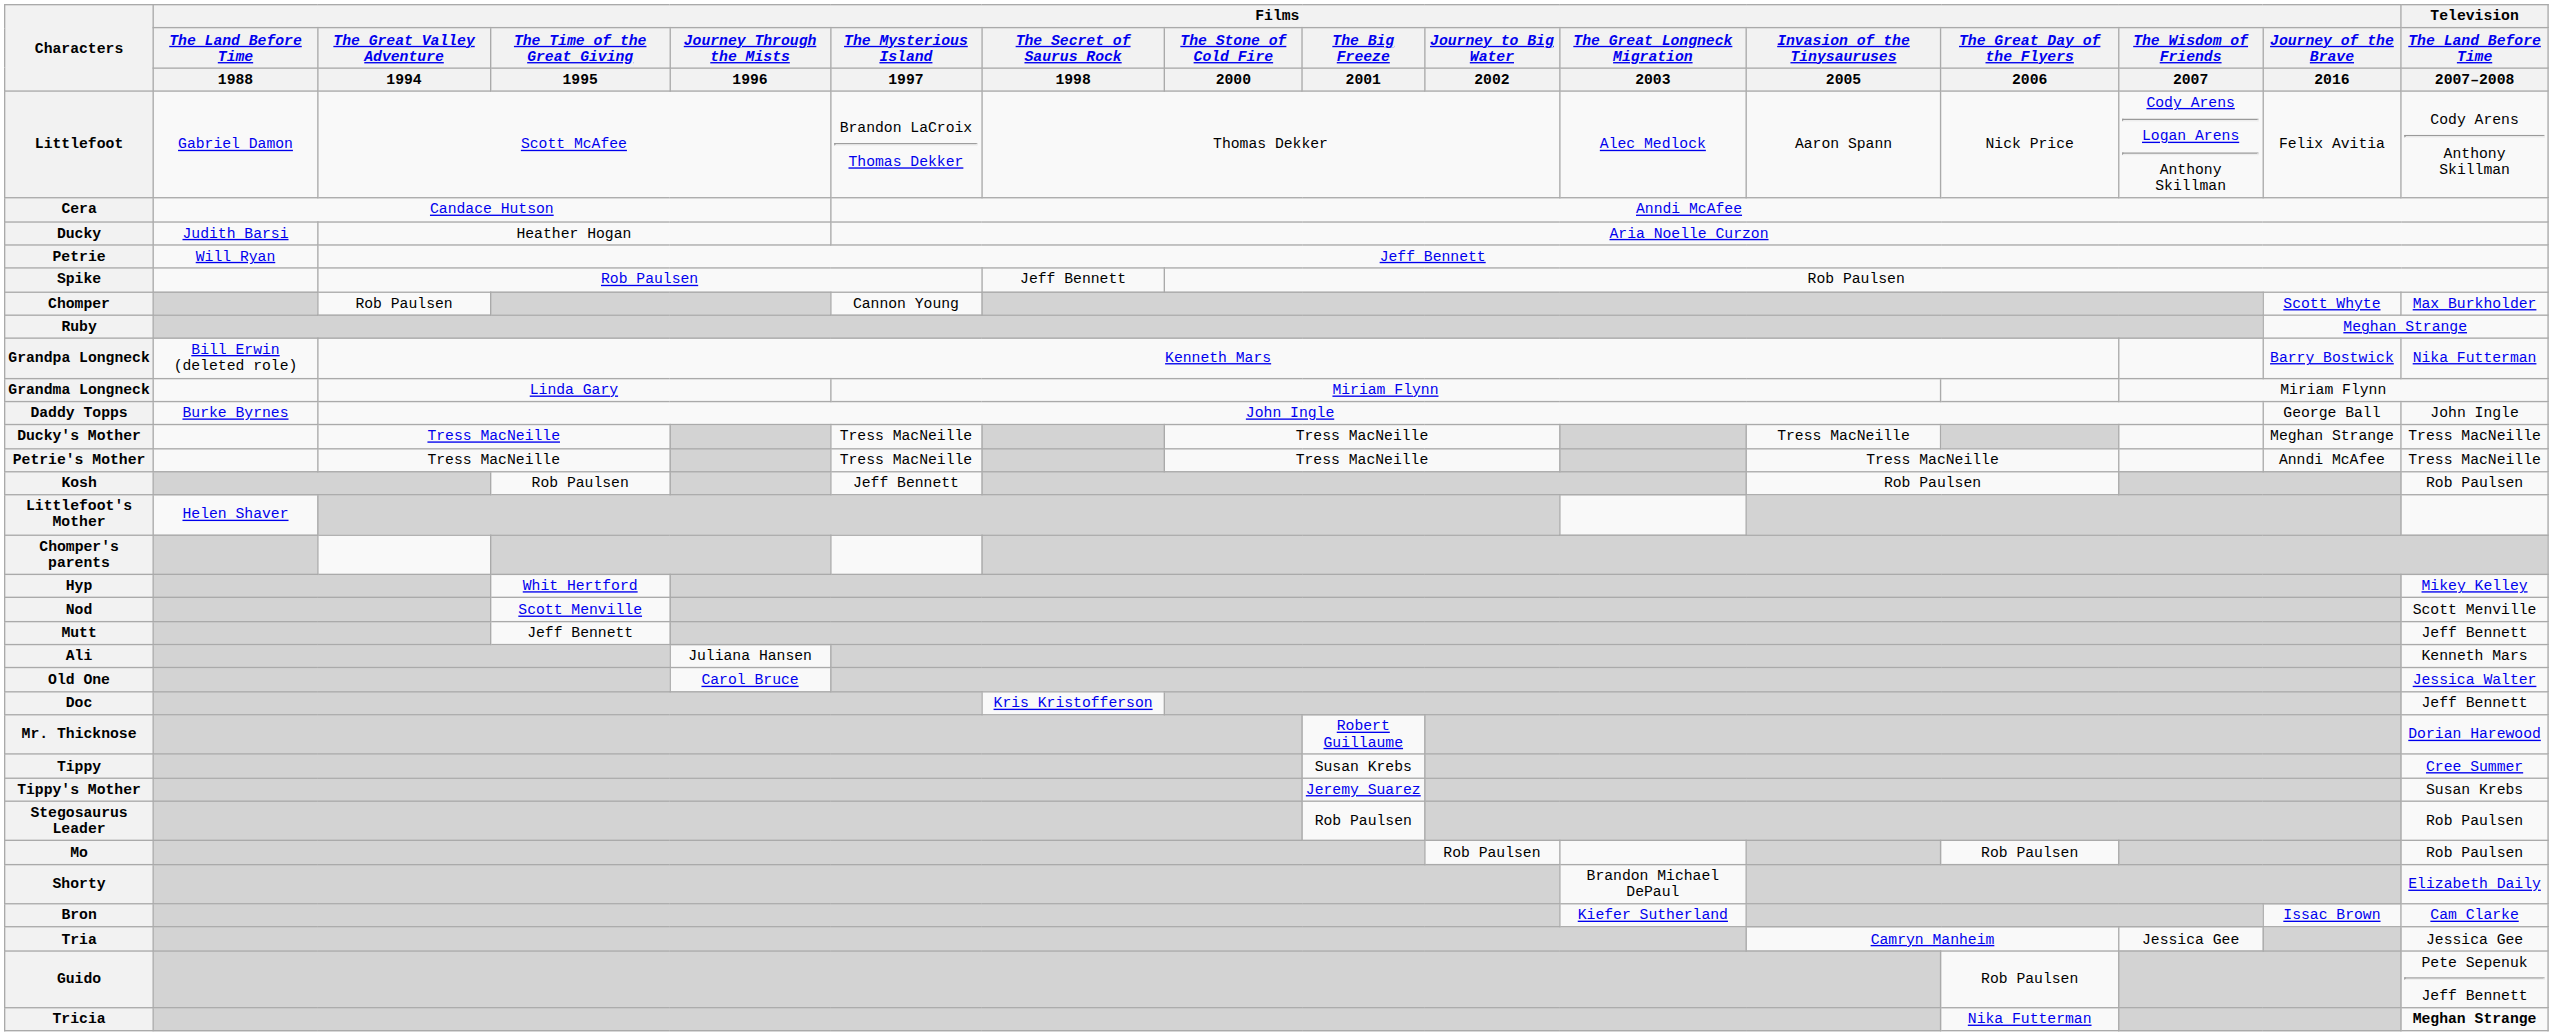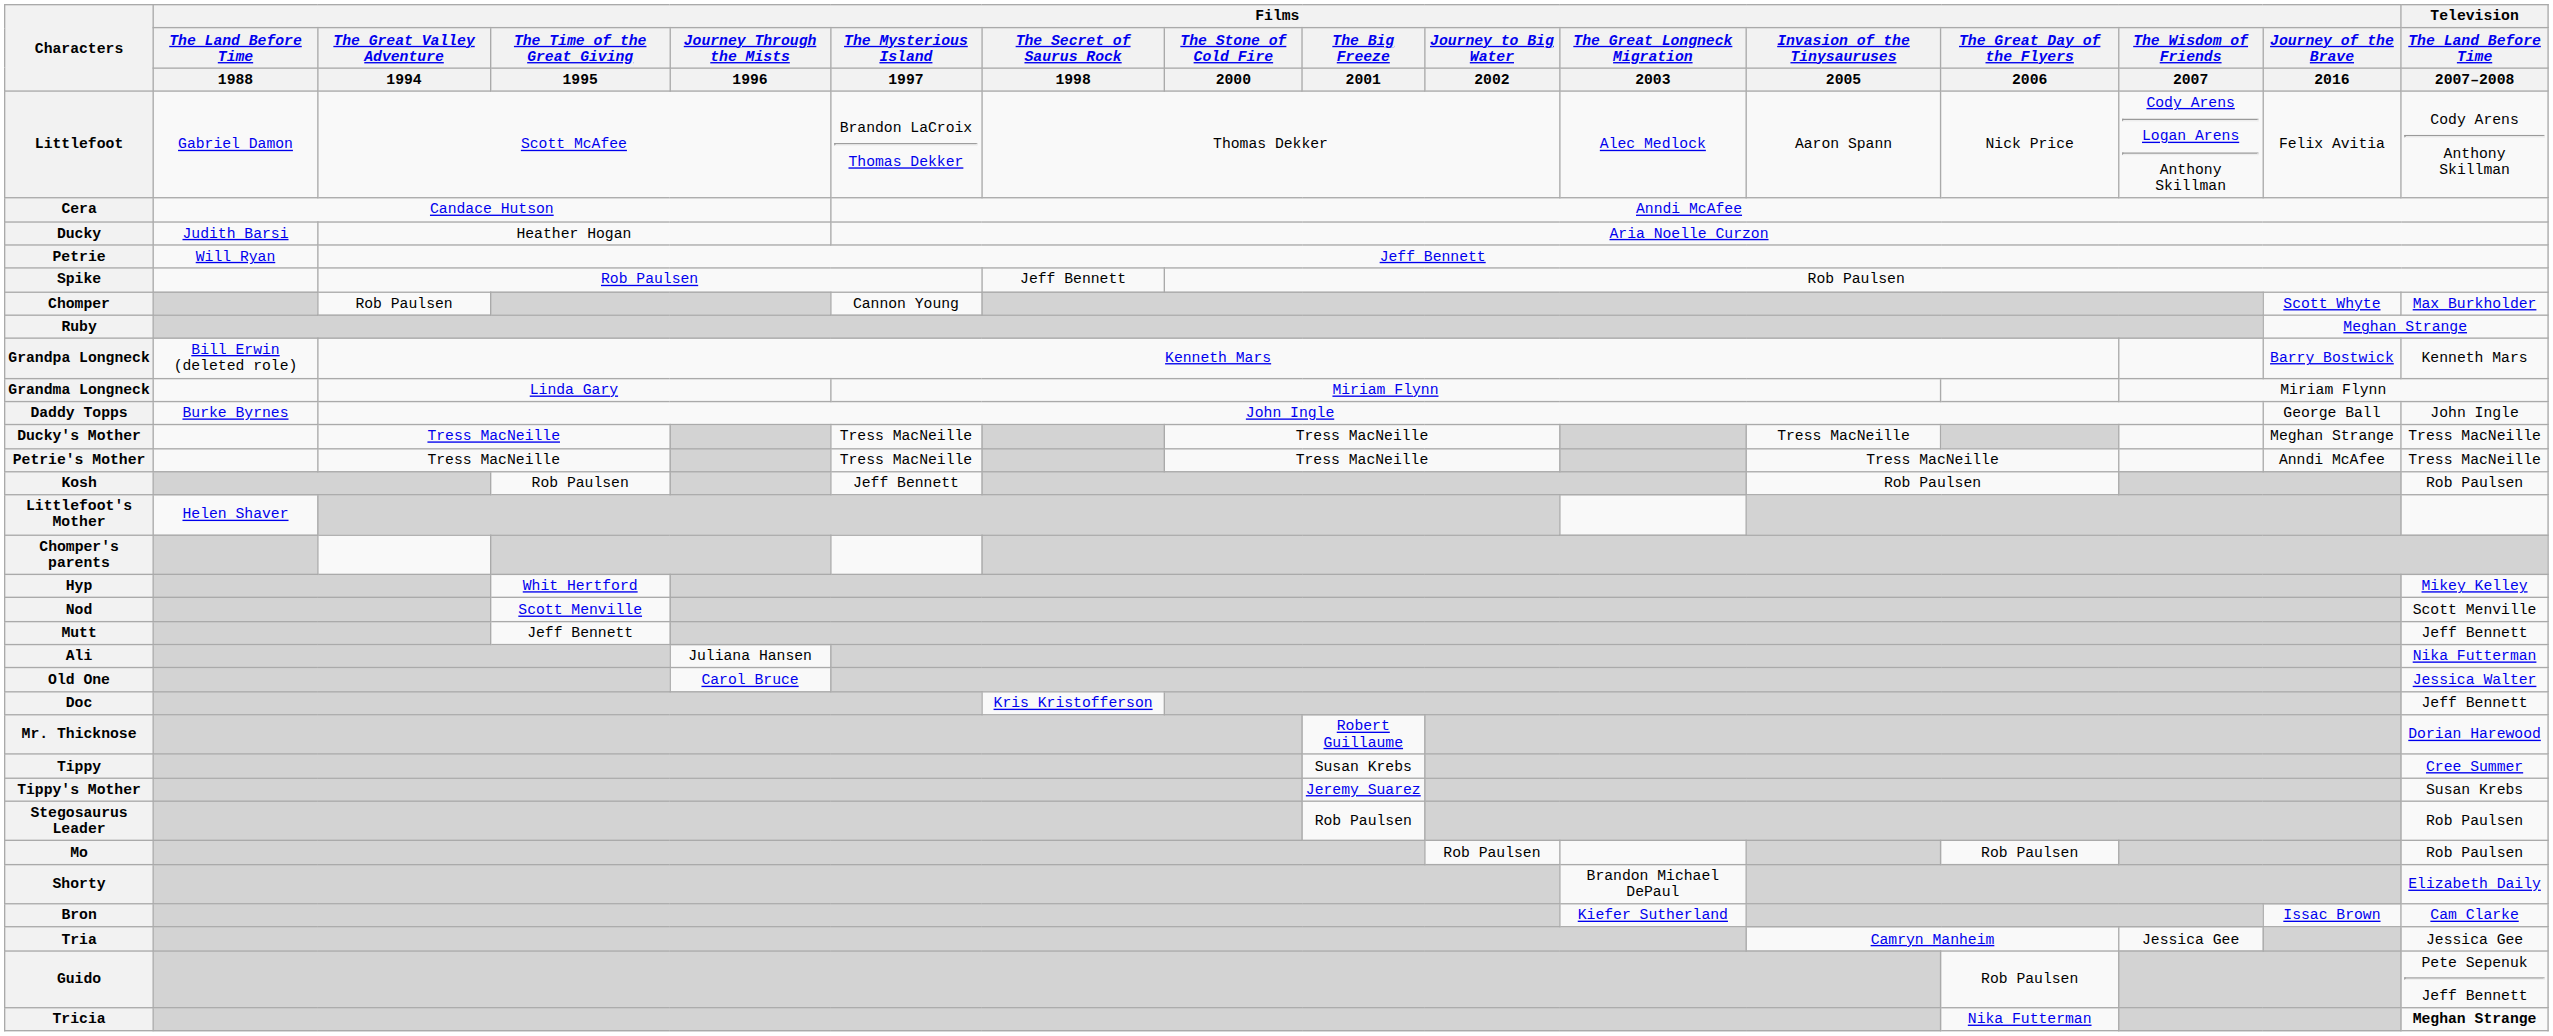(2475, 358) Nika Futterman -> (2475, 358) Kenneth Mars
(2475, 656) Kenneth Mars -> (2475, 656) Nika Futterman
